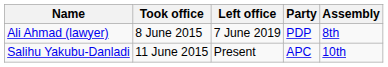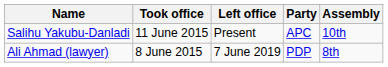rows swapped: (58, 33) <-> (68, 52)
